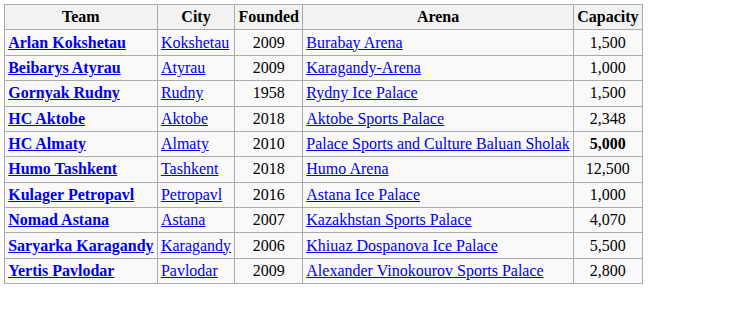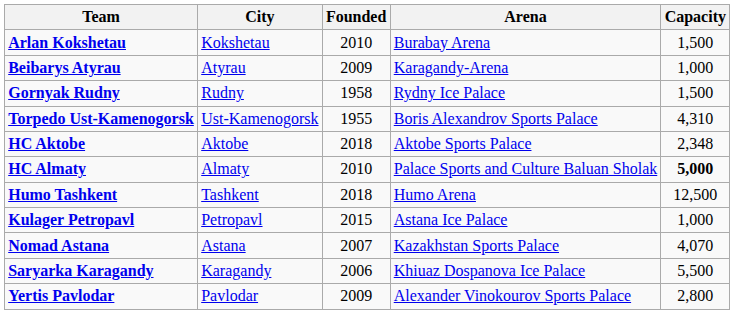(269, 42) 2009 -> (356, 42) 2010
+ row: (101, 118)
(269, 194) 2016 -> (356, 220) 2015
